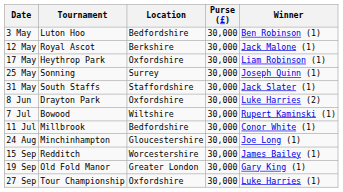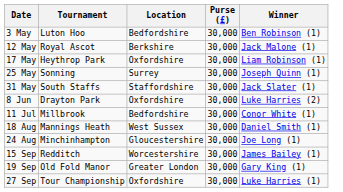- row: (19, 114)
+ row: (21, 128)
